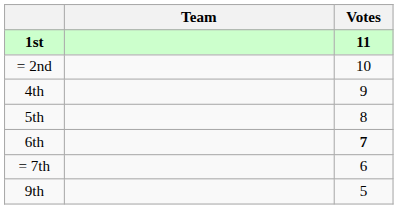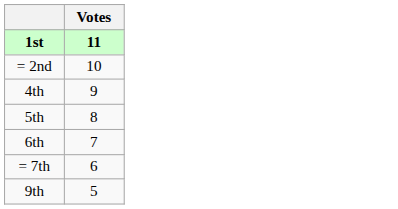- column: (199, 17)
(363, 142) bold -> (94, 142) normal
